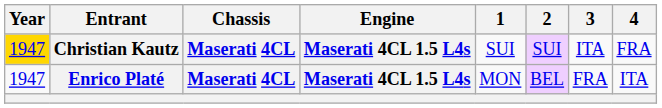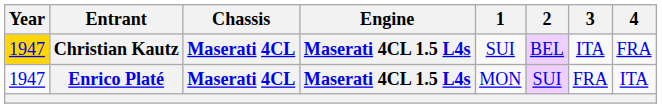(547, 48) SUI -> (547, 48) BEL
(547, 78) BEL -> (547, 78) SUI
